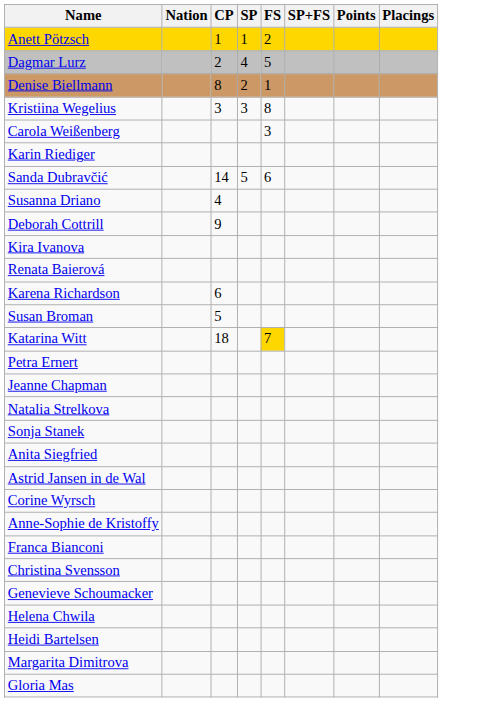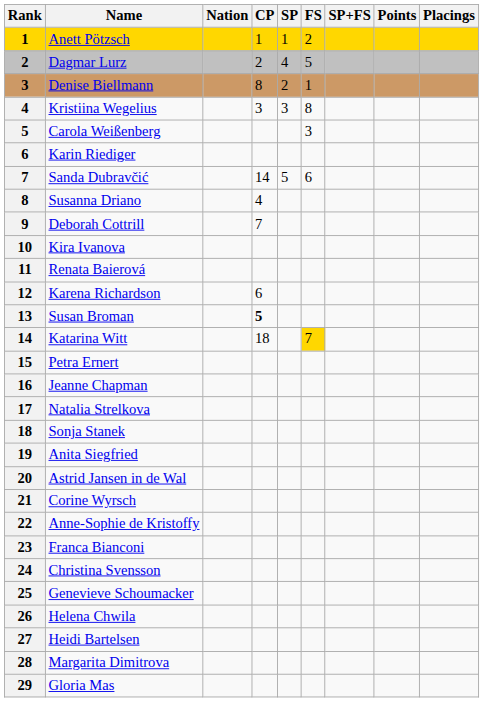+ column: (25, 16)
(218, 223) 9 -> (259, 223) 7
(218, 316) normal -> (259, 316) bold
